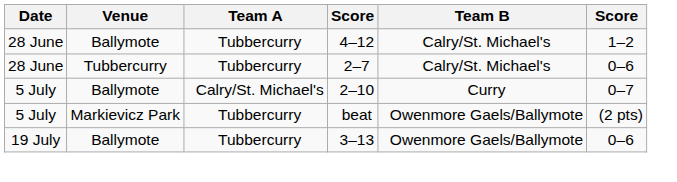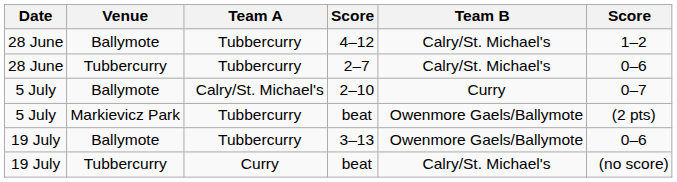+ row: (36, 164)
